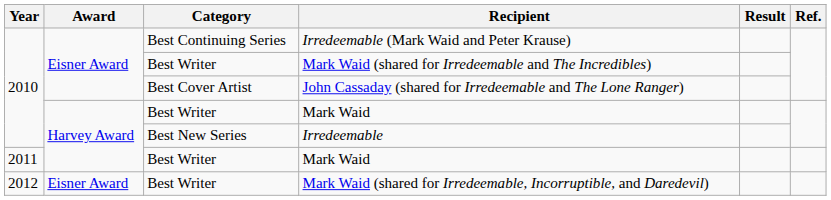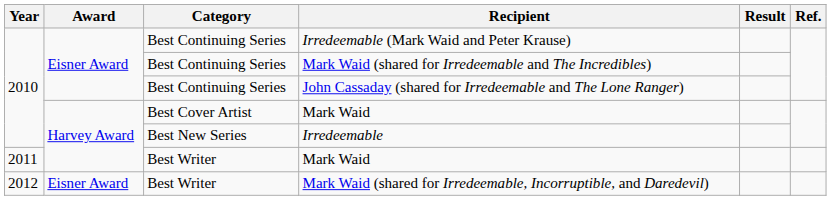(182, 64) Best Writer -> (217, 64) Best Continuing Series
(199, 87) Best Cover Artist -> (217, 87) Best Continuing Series
(182, 111) Best Writer -> (199, 111) Best Cover Artist
